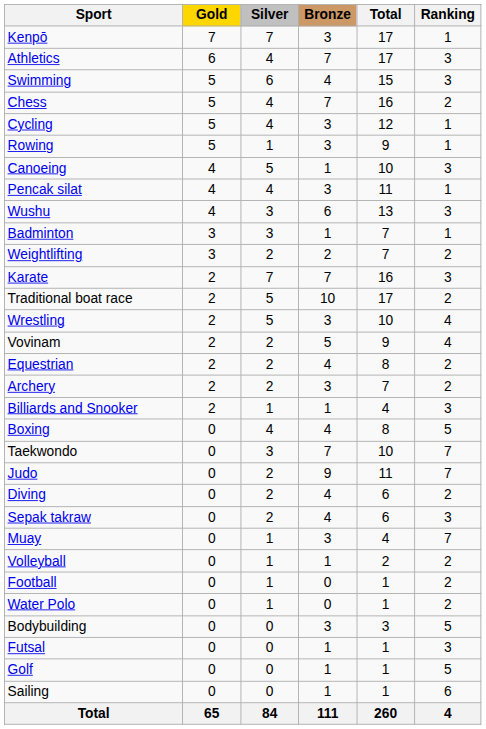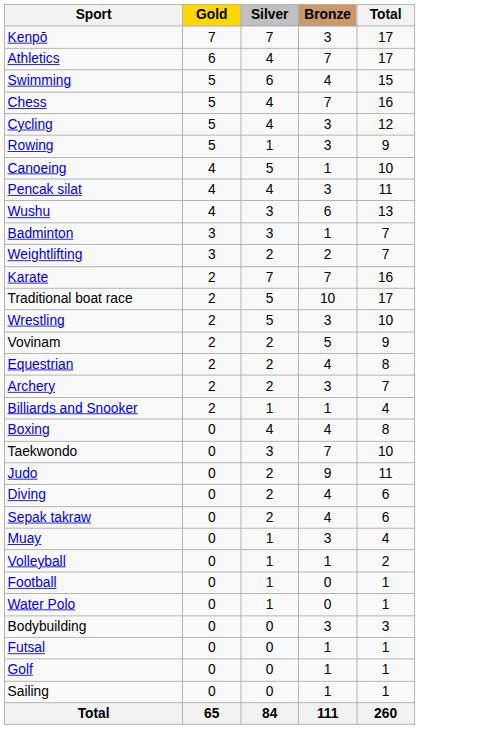- column: (448, 15)
